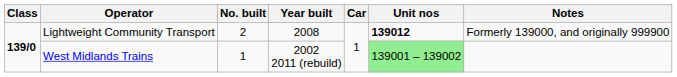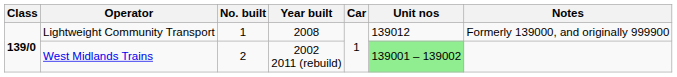(243, 31) 2 -> (243, 31) 1
(391, 31) bold -> (391, 31) normal
(243, 56) 1 -> (243, 56) 2
